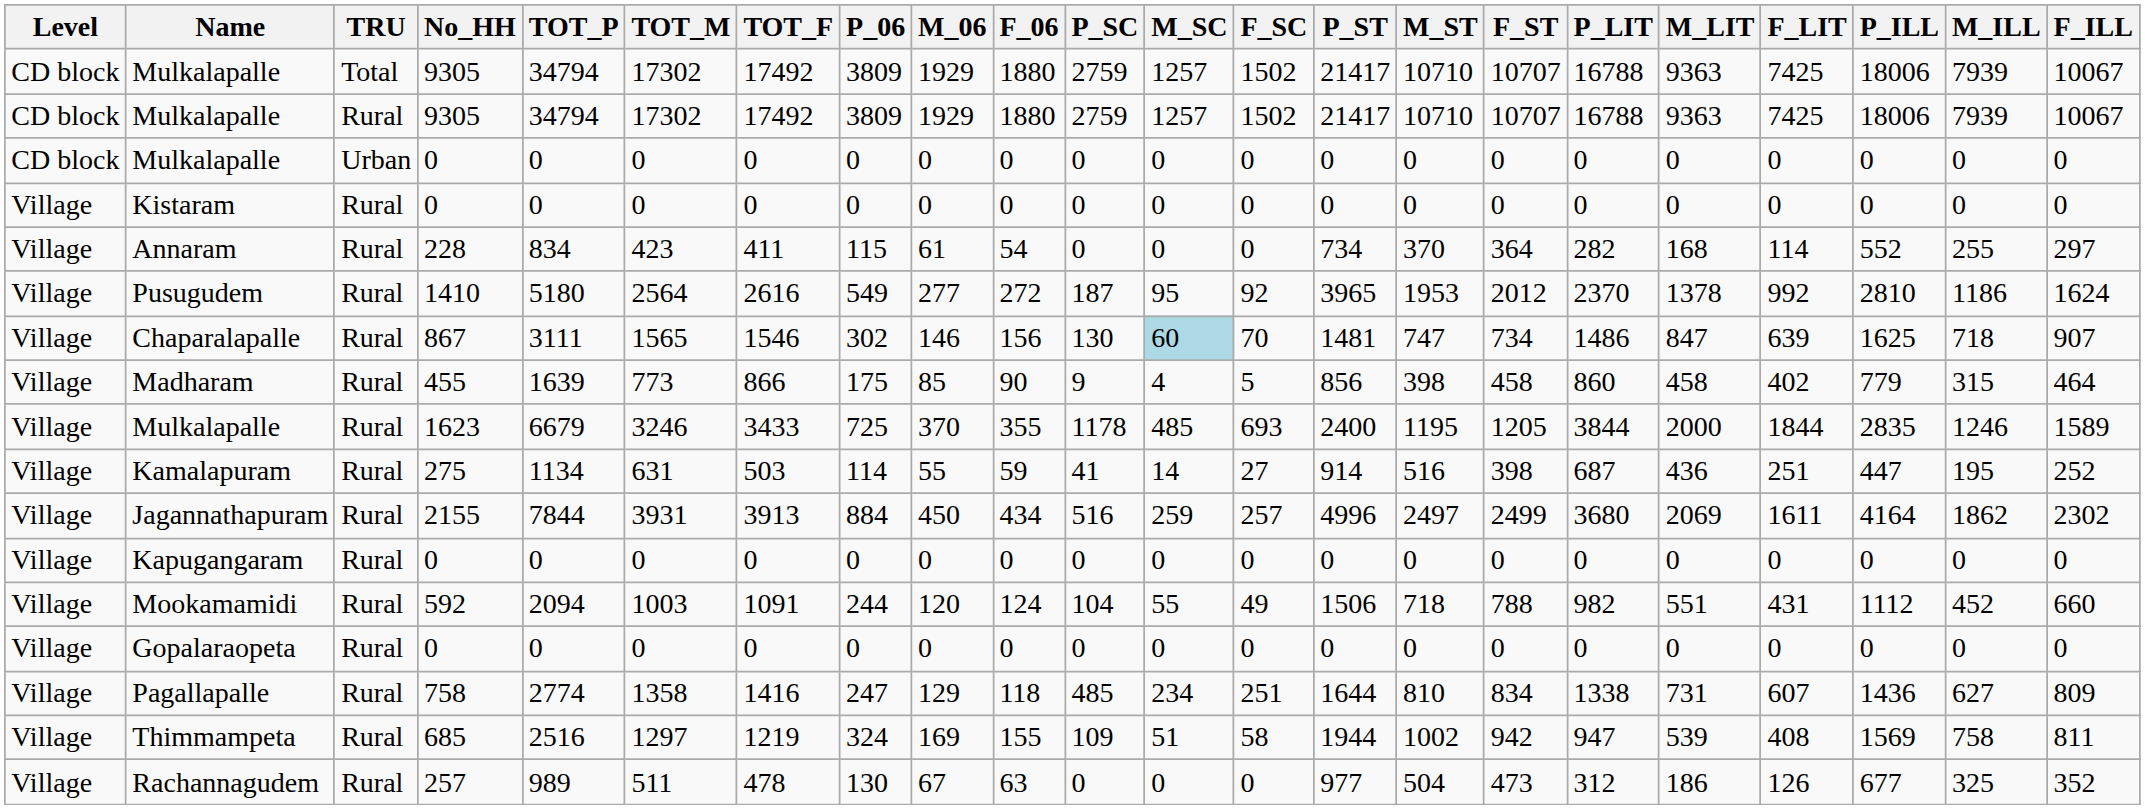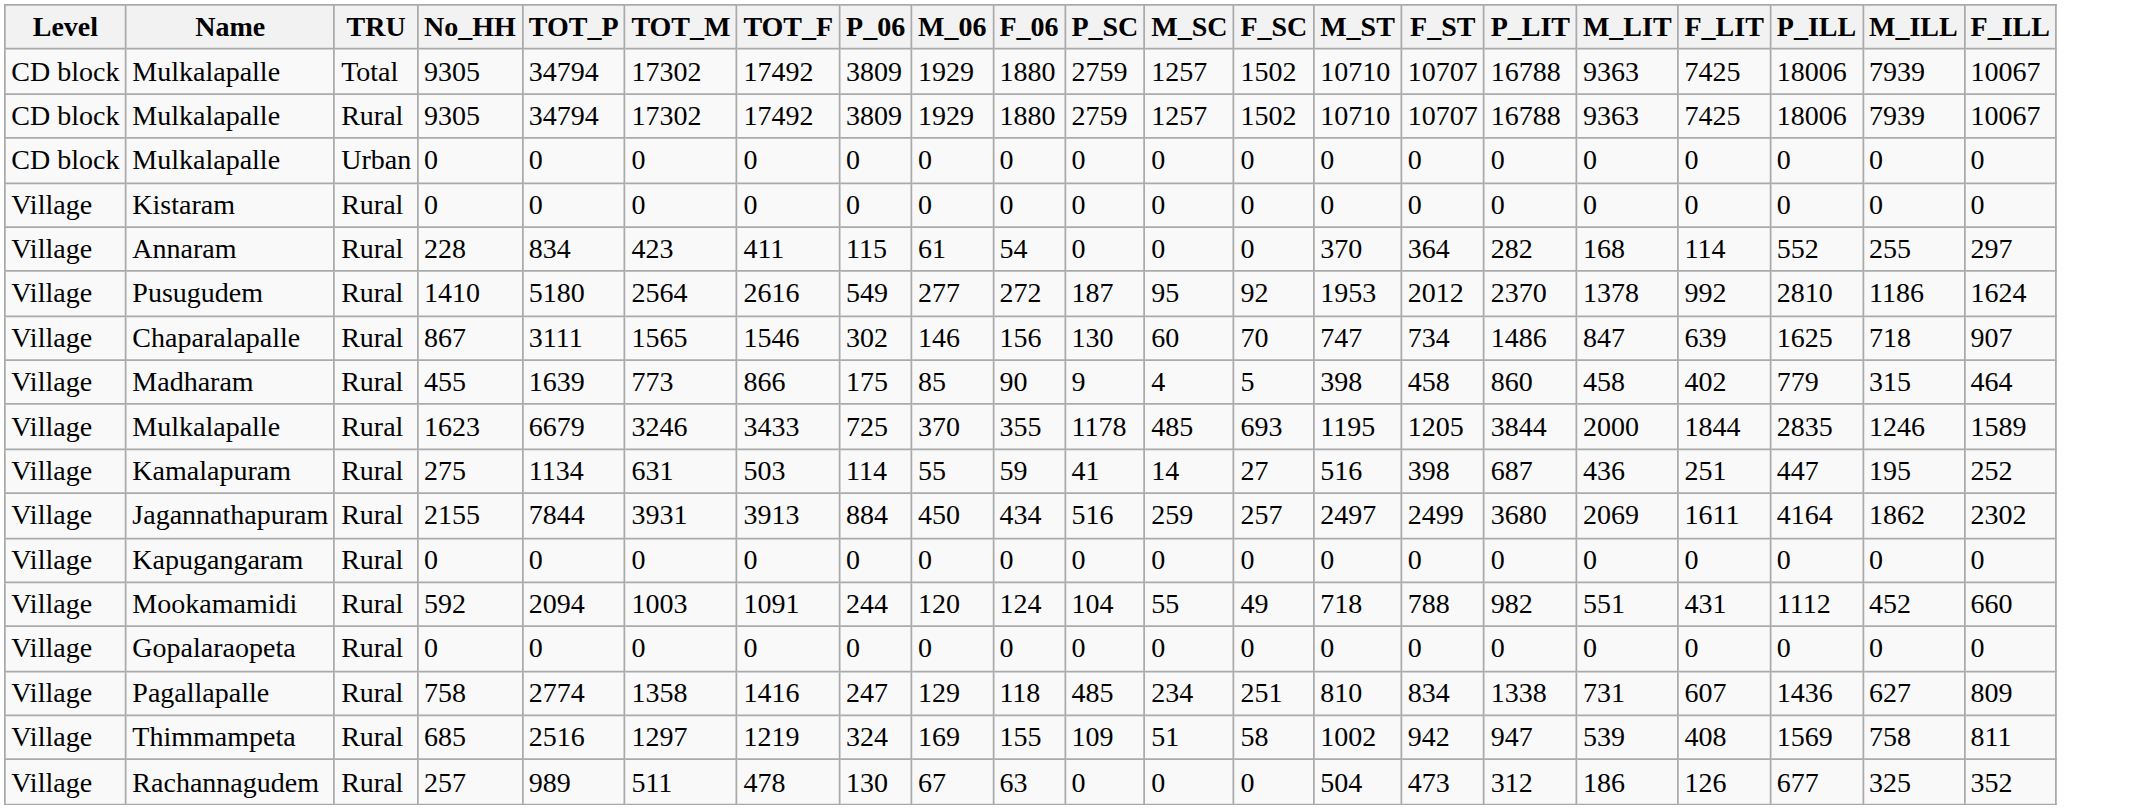- column: (1355, 26)
(1165, 337) lightblue background -> (1165, 337) no background
